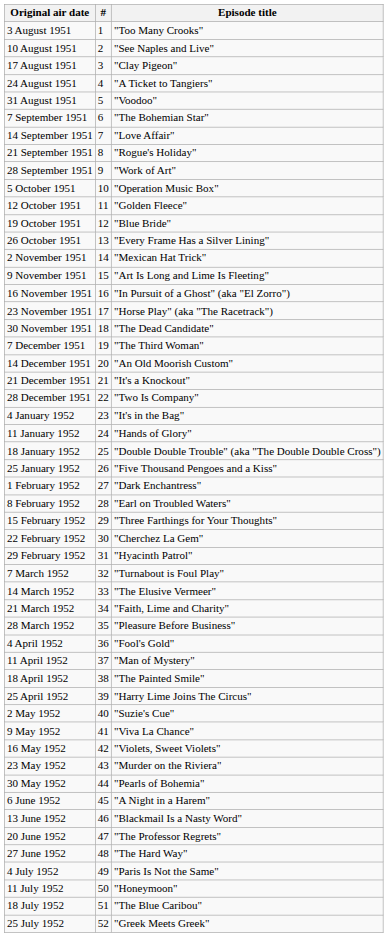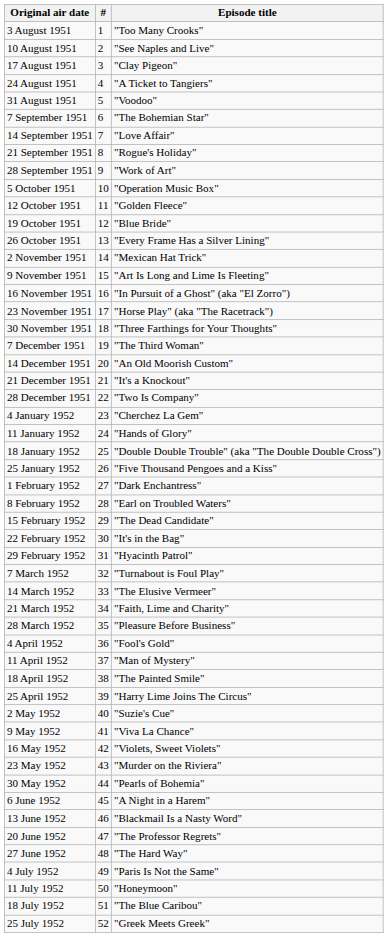(164, 328) "The Dead Candidate" -> (195, 328) "Three Farthings for Your Thoughts"
(149, 415) "It's in the Bag" -> (159, 415) "Cherchez La Gem"
(195, 521) "Three Farthings for Your Thoughts" -> (164, 521) "The Dead Candidate"
(159, 538) "Cherchez La Gem" -> (149, 538) "It's in the Bag"
